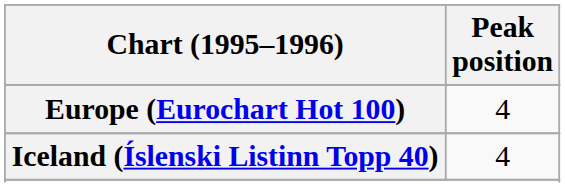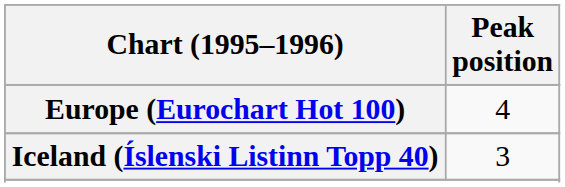(503, 155) 4 -> (503, 155) 3
